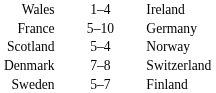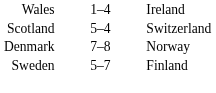- row: (36, 28)
(168, 47) Norway -> (179, 28) Switzerland
(179, 65) Switzerland -> (168, 47) Norway
